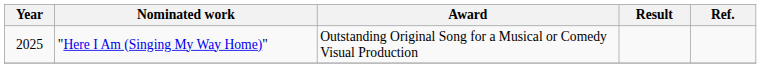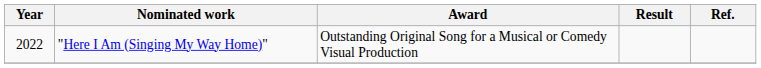(30, 44) 2025 -> (30, 44) 2022
